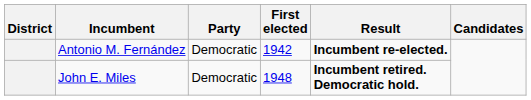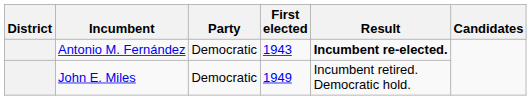(277, 49) 1942 -> (277, 49) 1943
(277, 77) 1948 -> (277, 77) 1949
(370, 77) bold -> (366, 77) normal
